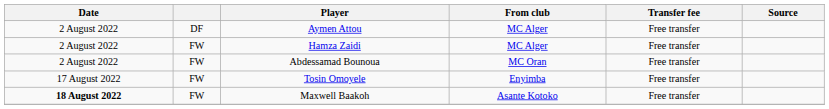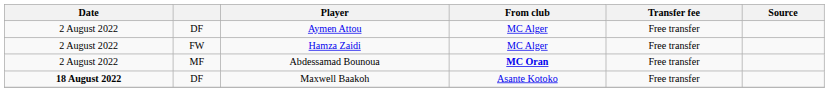(197, 62) FW -> (197, 62) MF
(527, 62) normal -> (527, 62) bold
- row: (335, 78)
(197, 95) FW -> (197, 78) DF
